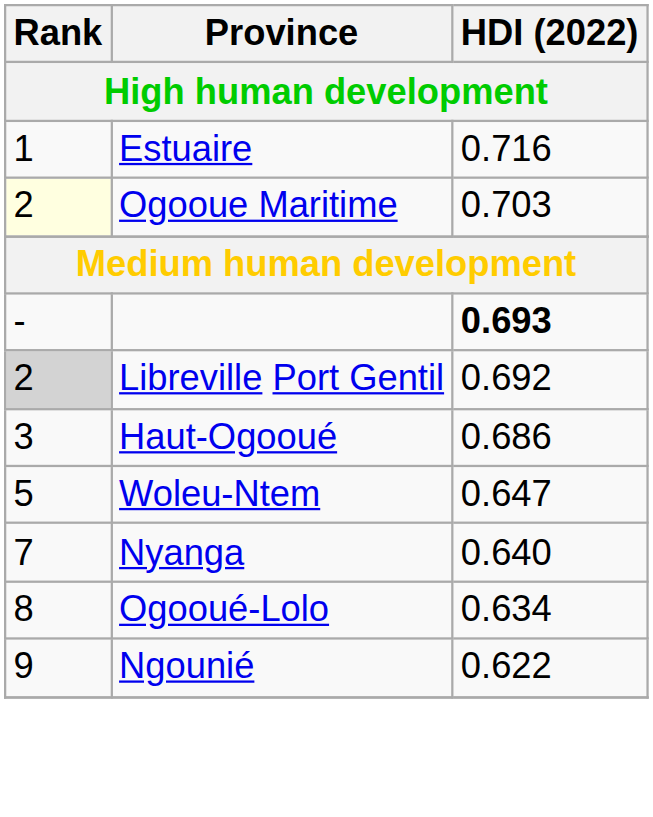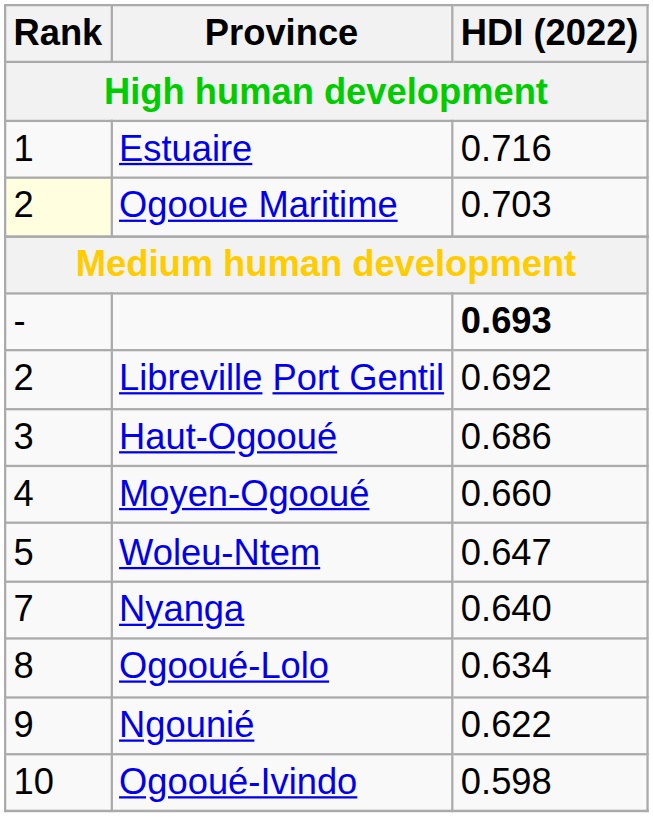(24, 378) lightgrey background -> (24, 378) no background
+ row: (244, 494)
+ row: (238, 782)
